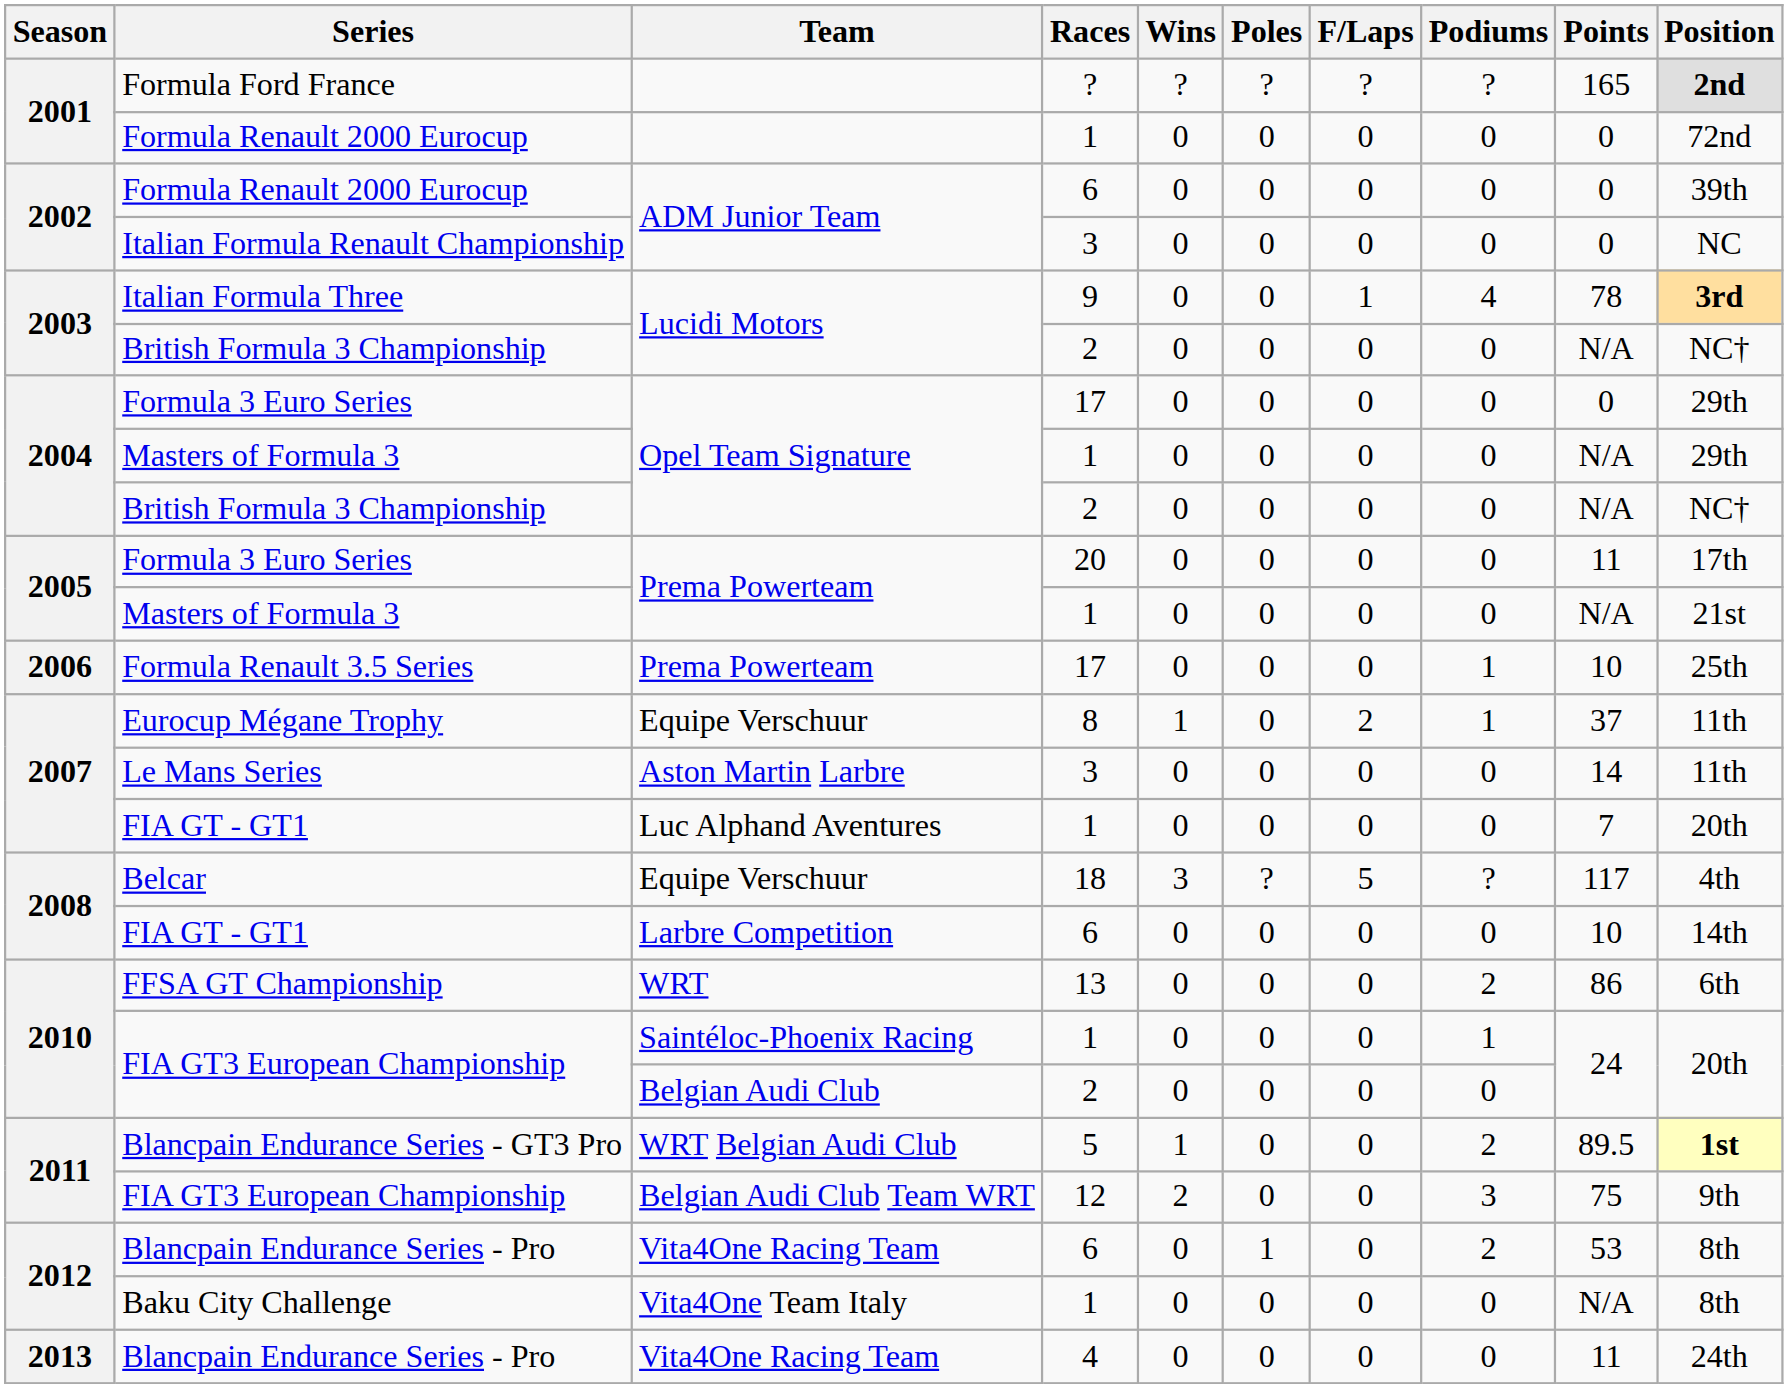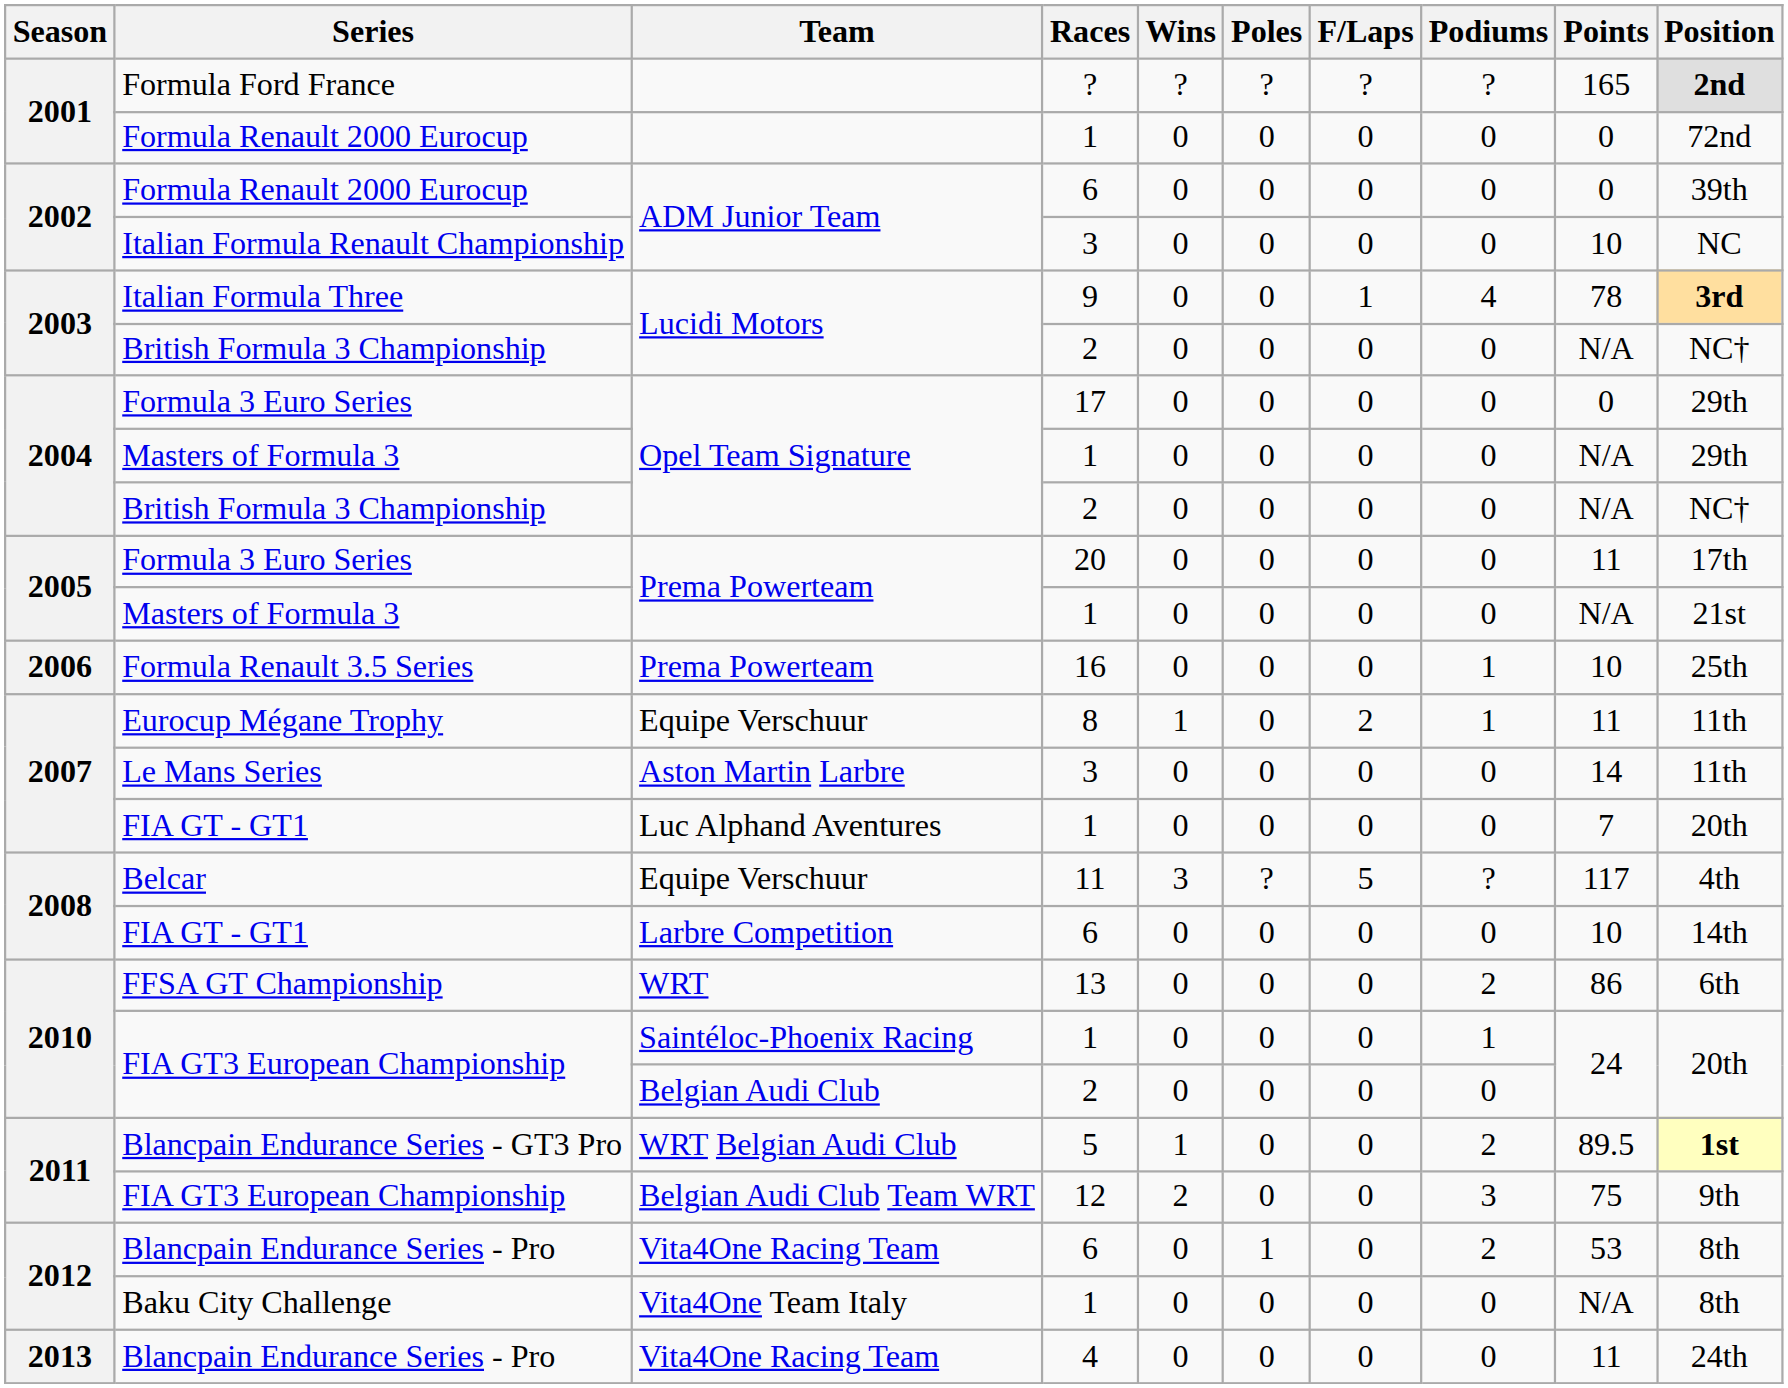(1606, 243) 0 -> (1606, 243) 10
(1090, 666) 17 -> (1090, 666) 16
(1606, 719) 37 -> (1606, 719) 11
(1090, 878) 18 -> (1090, 878) 11
